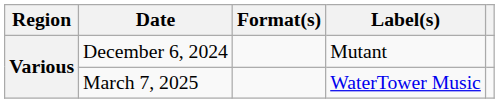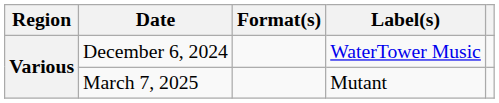(359, 51) Mutant -> (406, 51) WaterTower Music
(406, 82) WaterTower Music -> (359, 82) Mutant
